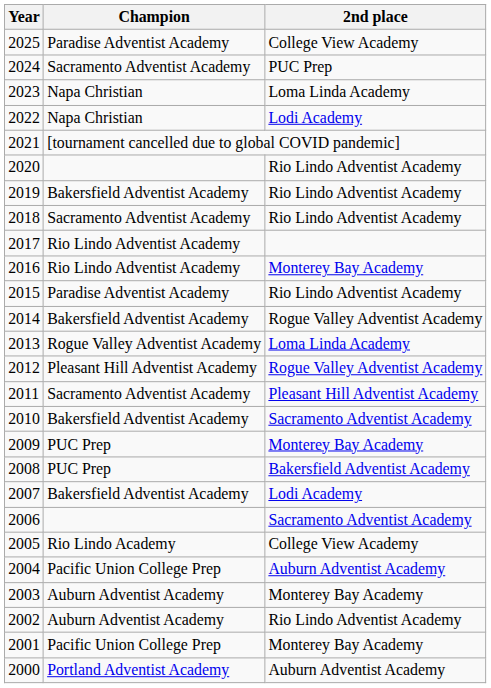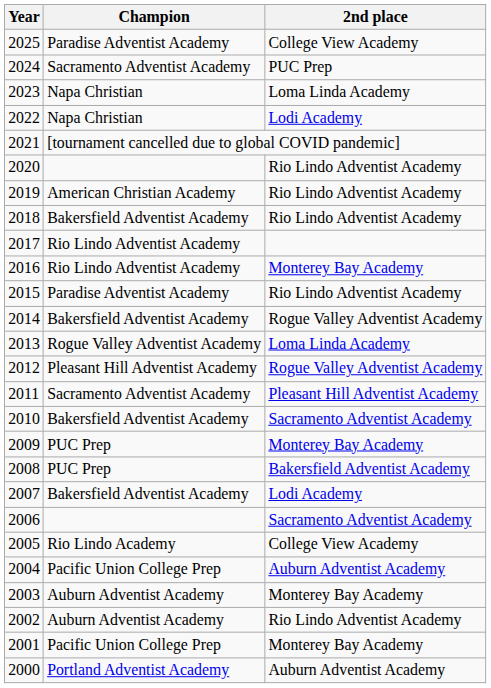(148, 192) Bakersfield Adventist Academy -> (141, 192) American Christian Academy
(149, 218) Sacramento Adventist Academy -> (148, 218) Bakersfield Adventist Academy
